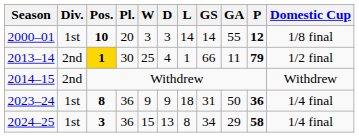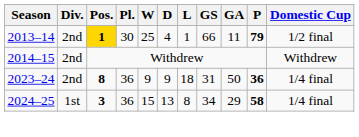- row: (31, 36)
(72, 100) 1st -> (72, 79) 2nd
